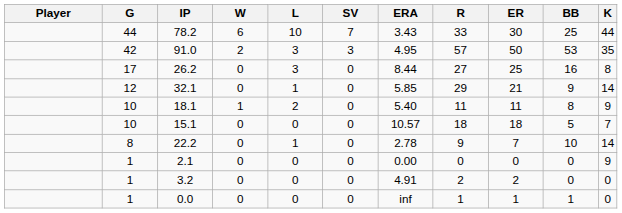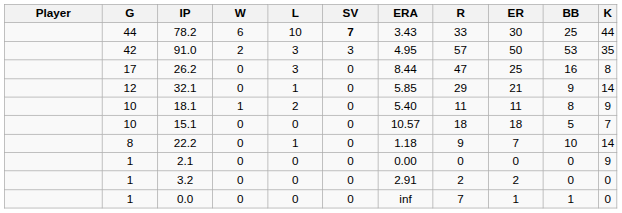(350, 32) normal -> (350, 32) bold
(461, 69) 27 -> (461, 69) 47
(405, 143) 2.78 -> (405, 143) 1.18
(405, 180) 4.91 -> (405, 180) 2.91
(461, 198) 1 -> (461, 198) 7
